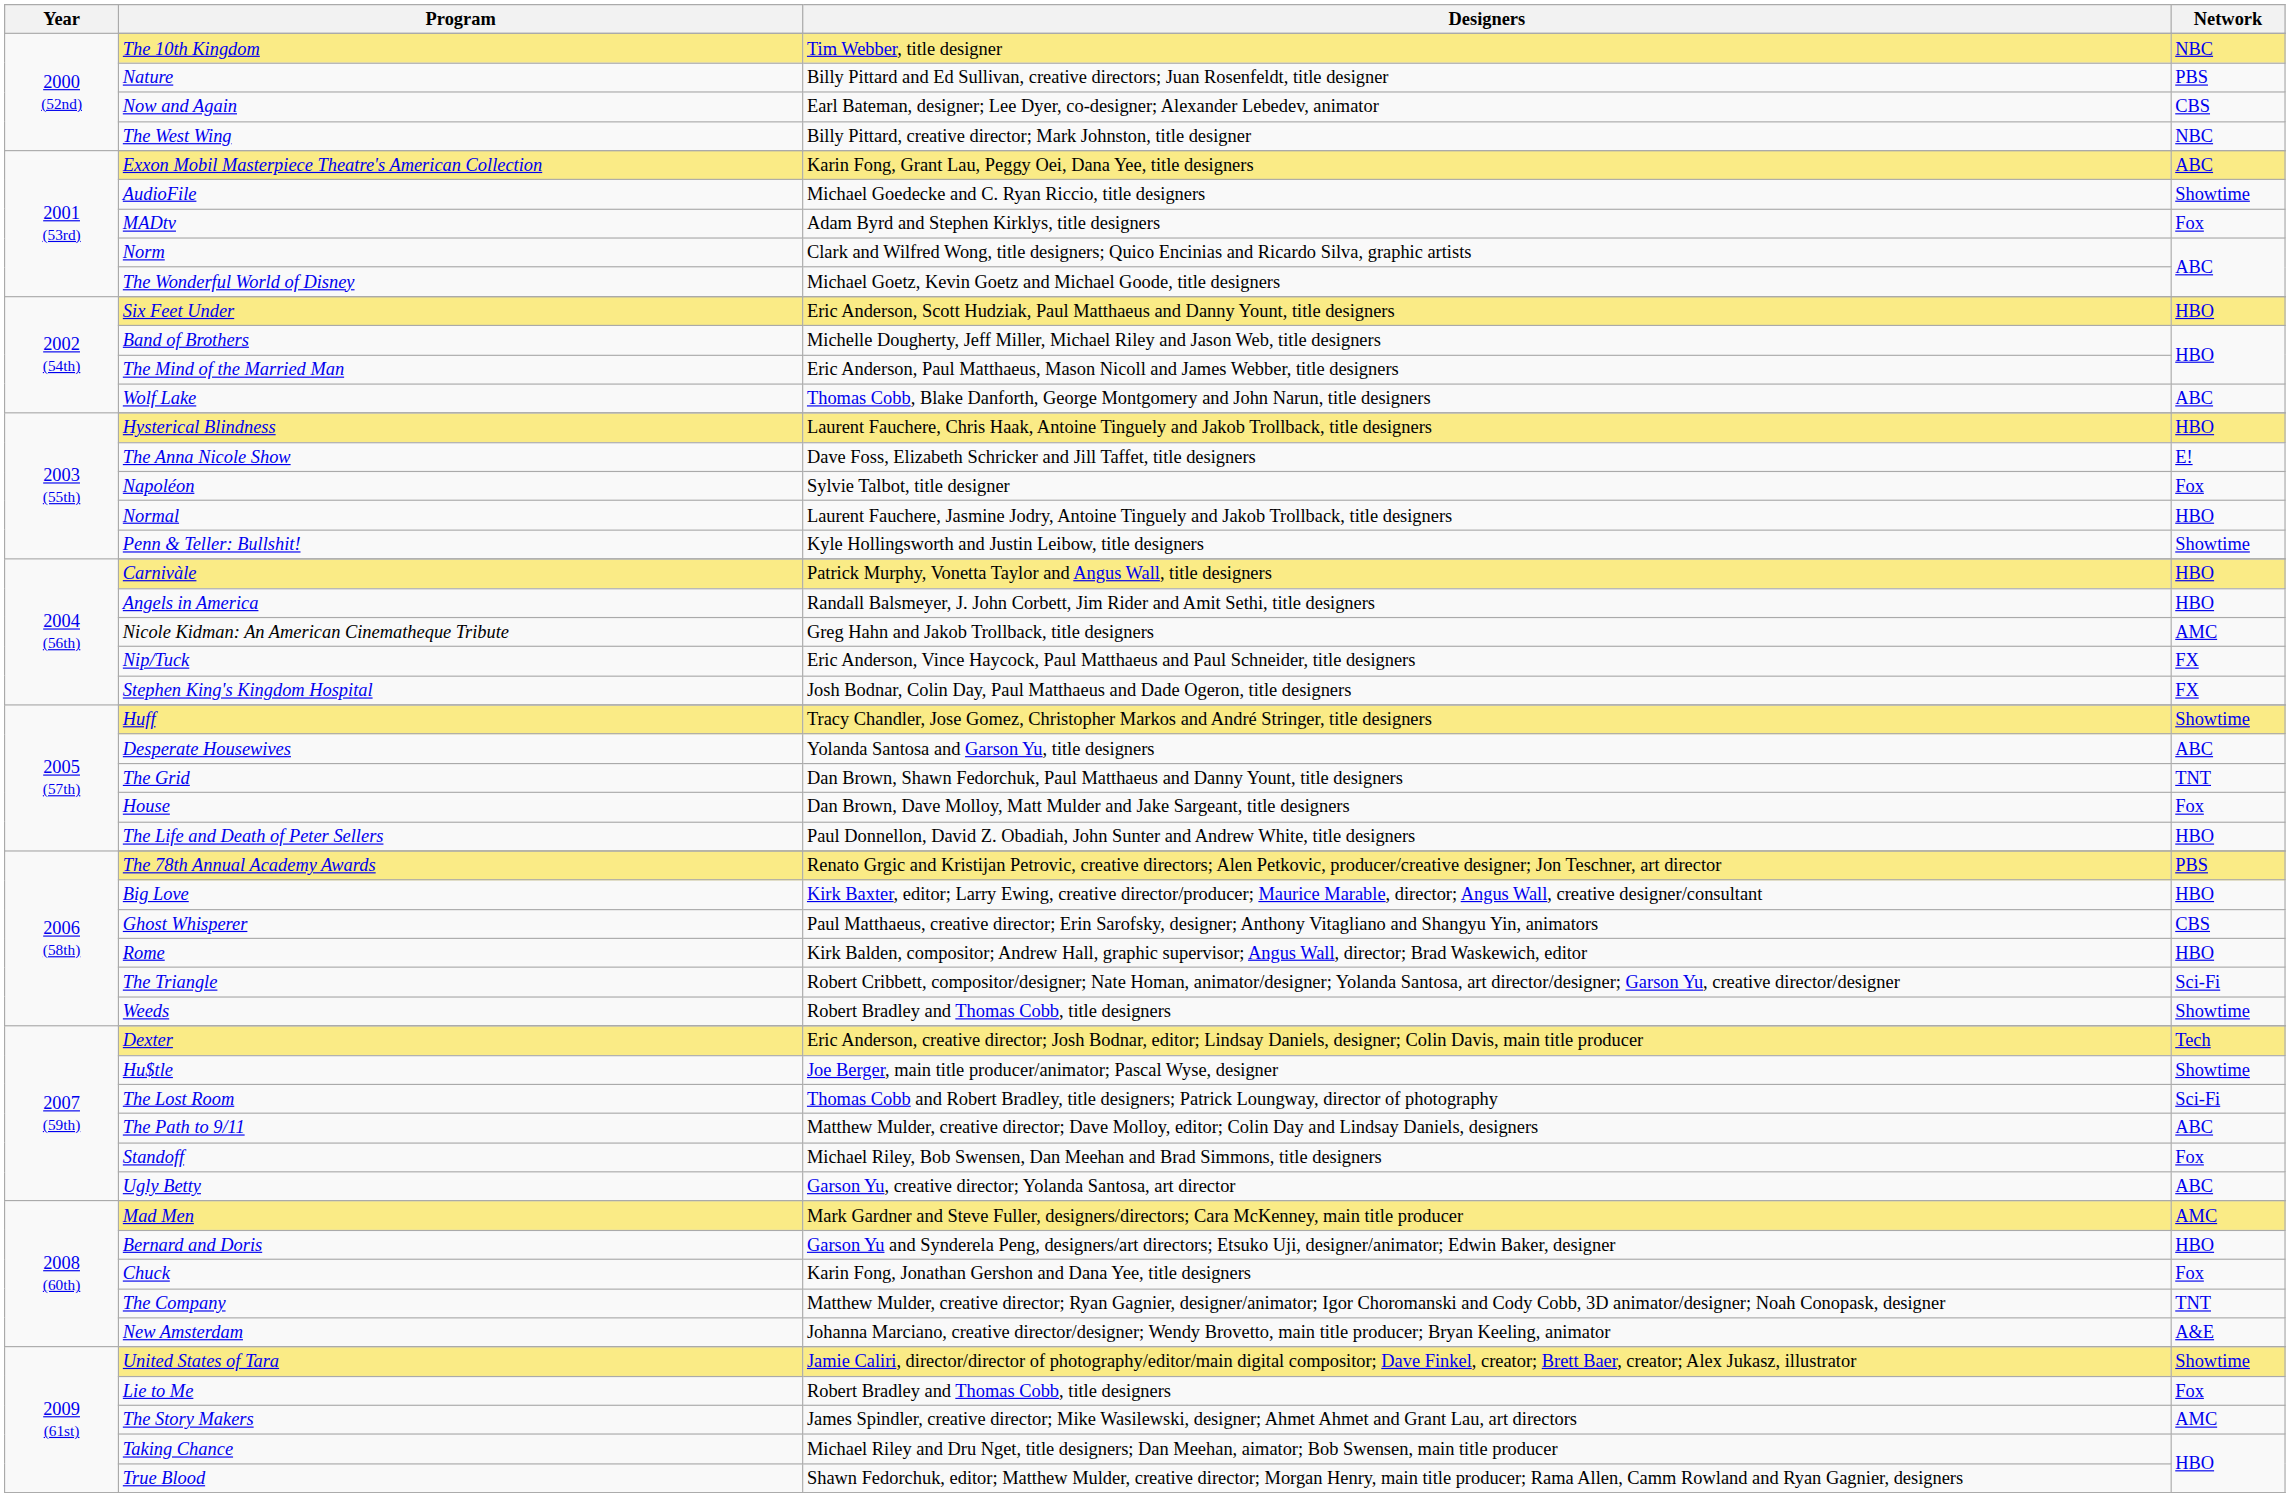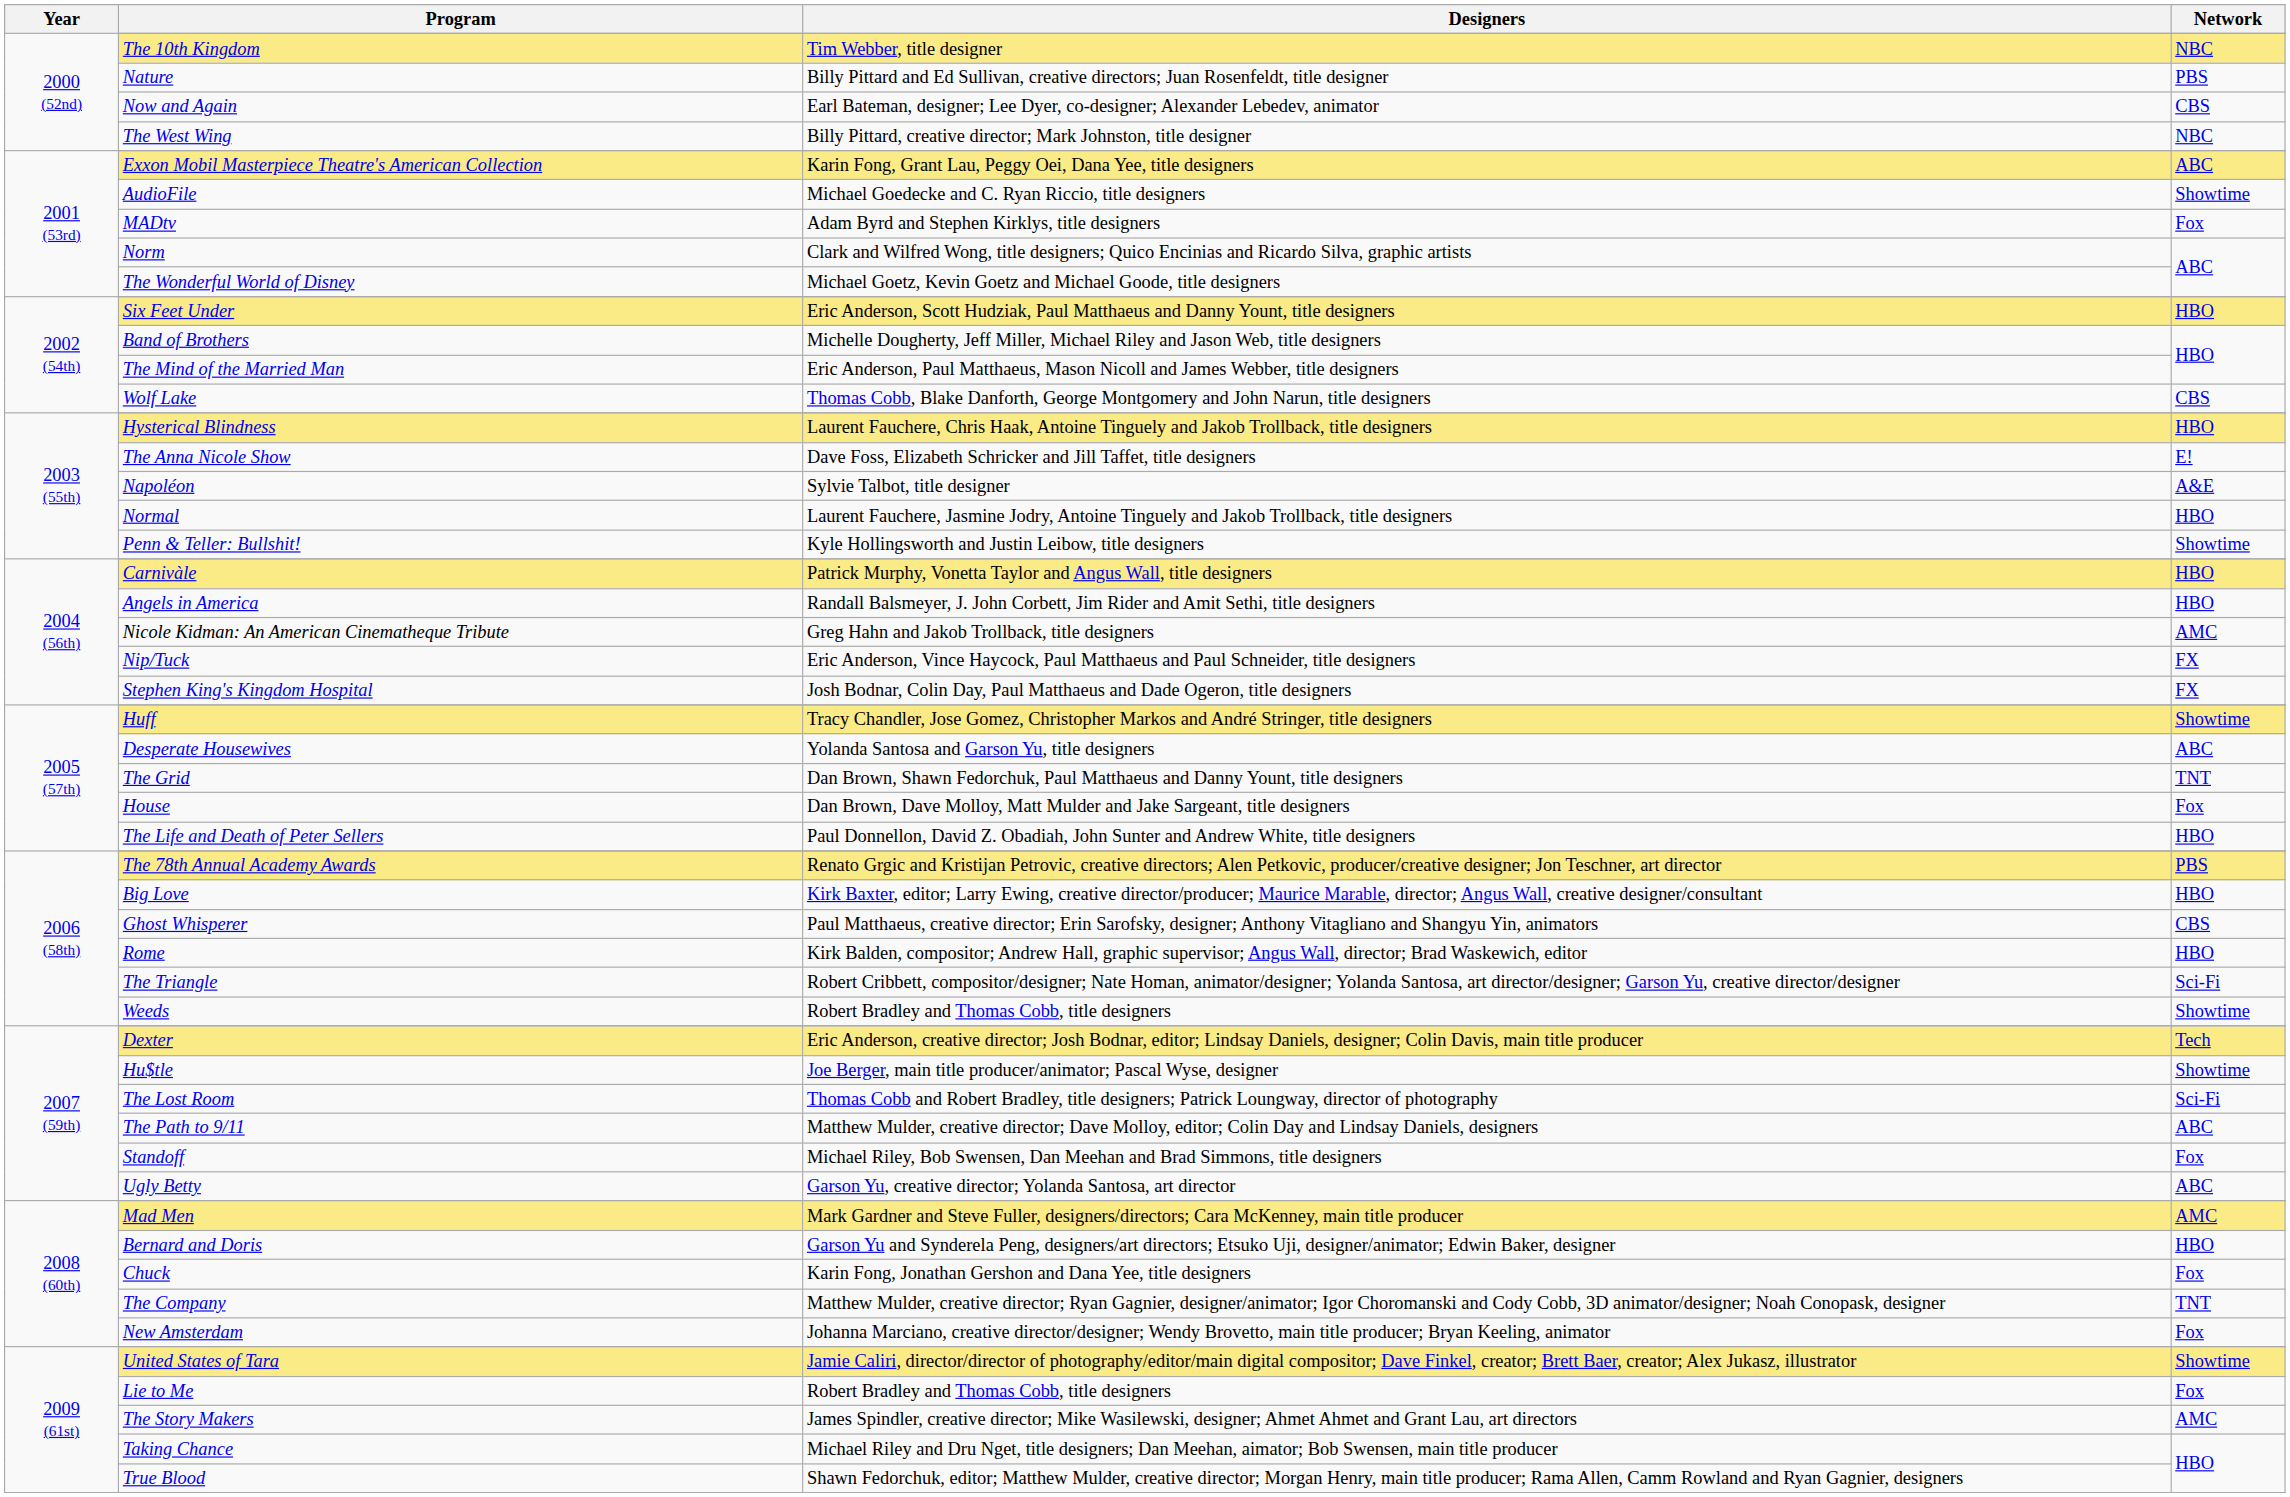(2194, 398) ABC -> (2193, 398) CBS
(2190, 485) Fox -> (2195, 485) A&E
(2195, 1332) A&E -> (2190, 1332) Fox
